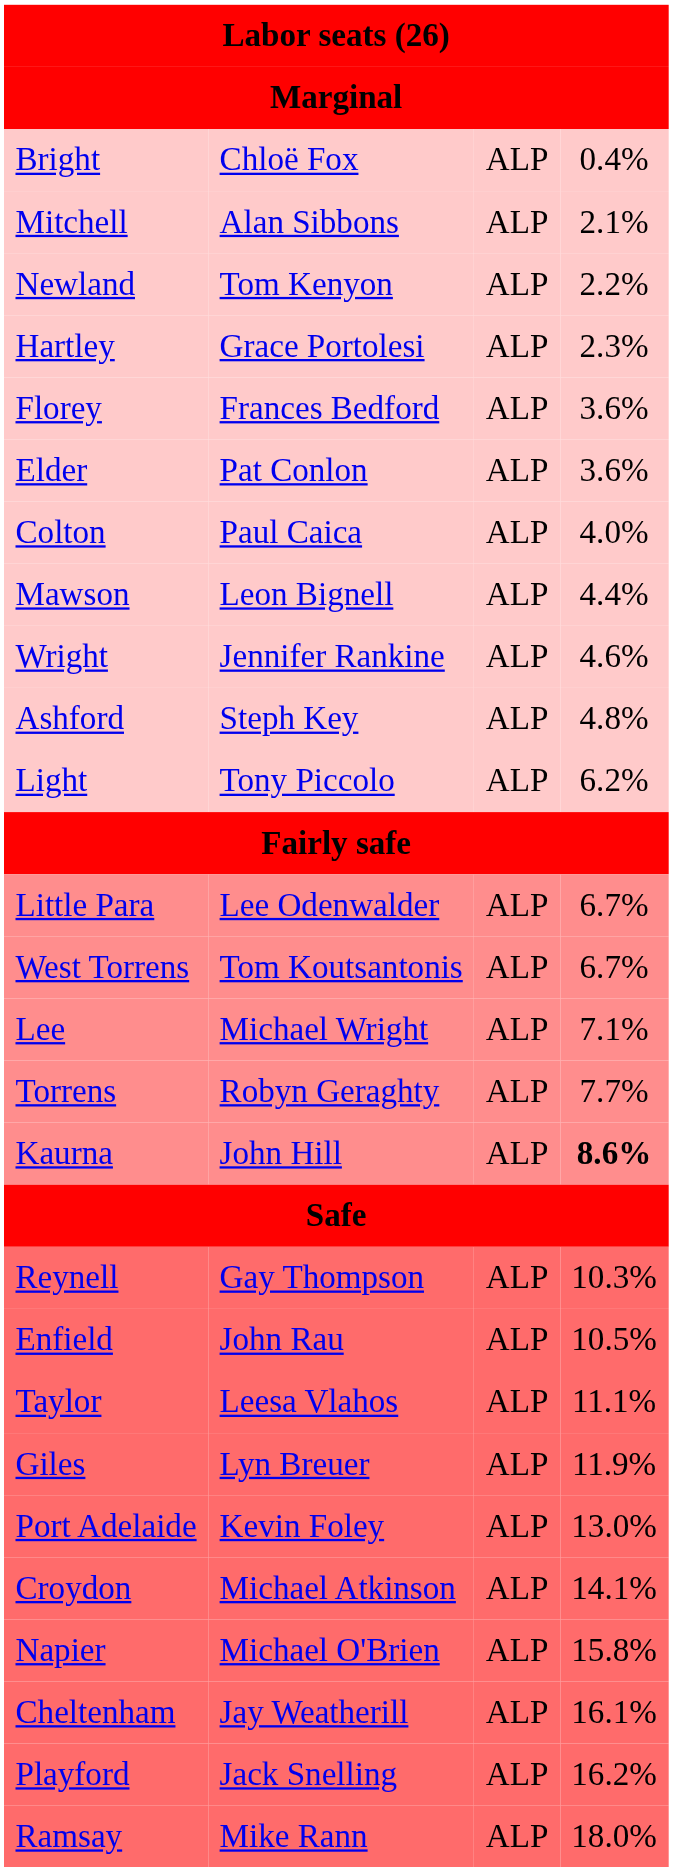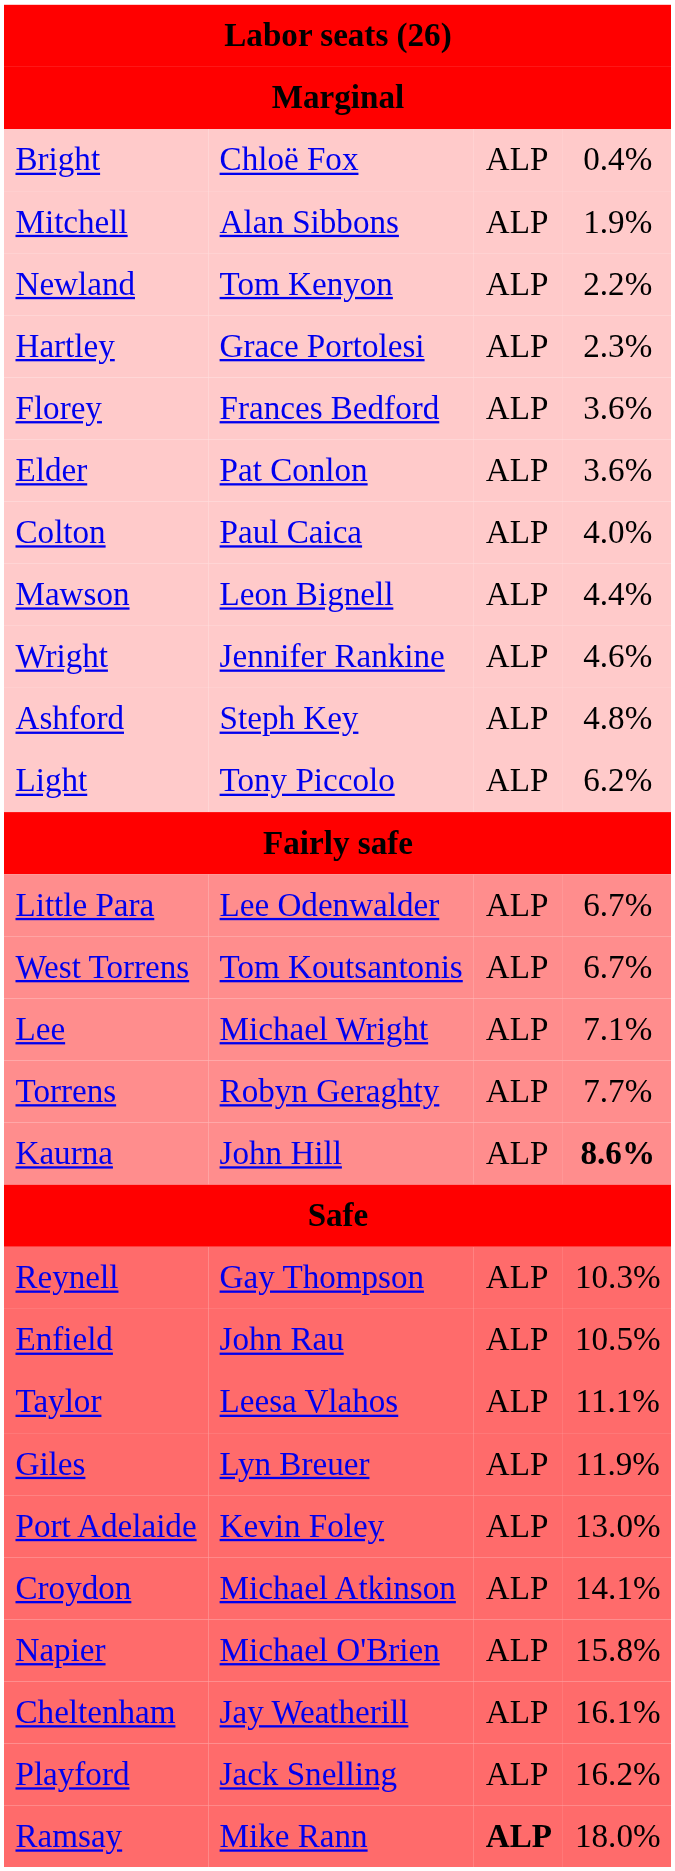(614, 220) 2.1% -> (618, 220) 1.9%
(517, 1835) normal -> (519, 1835) bold
